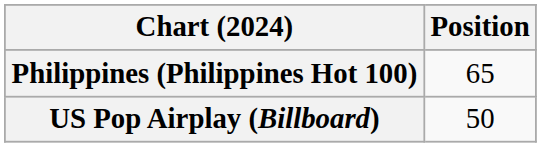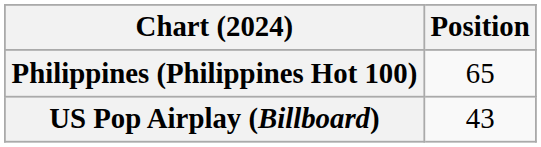(480, 118) 50 -> (480, 118) 43
